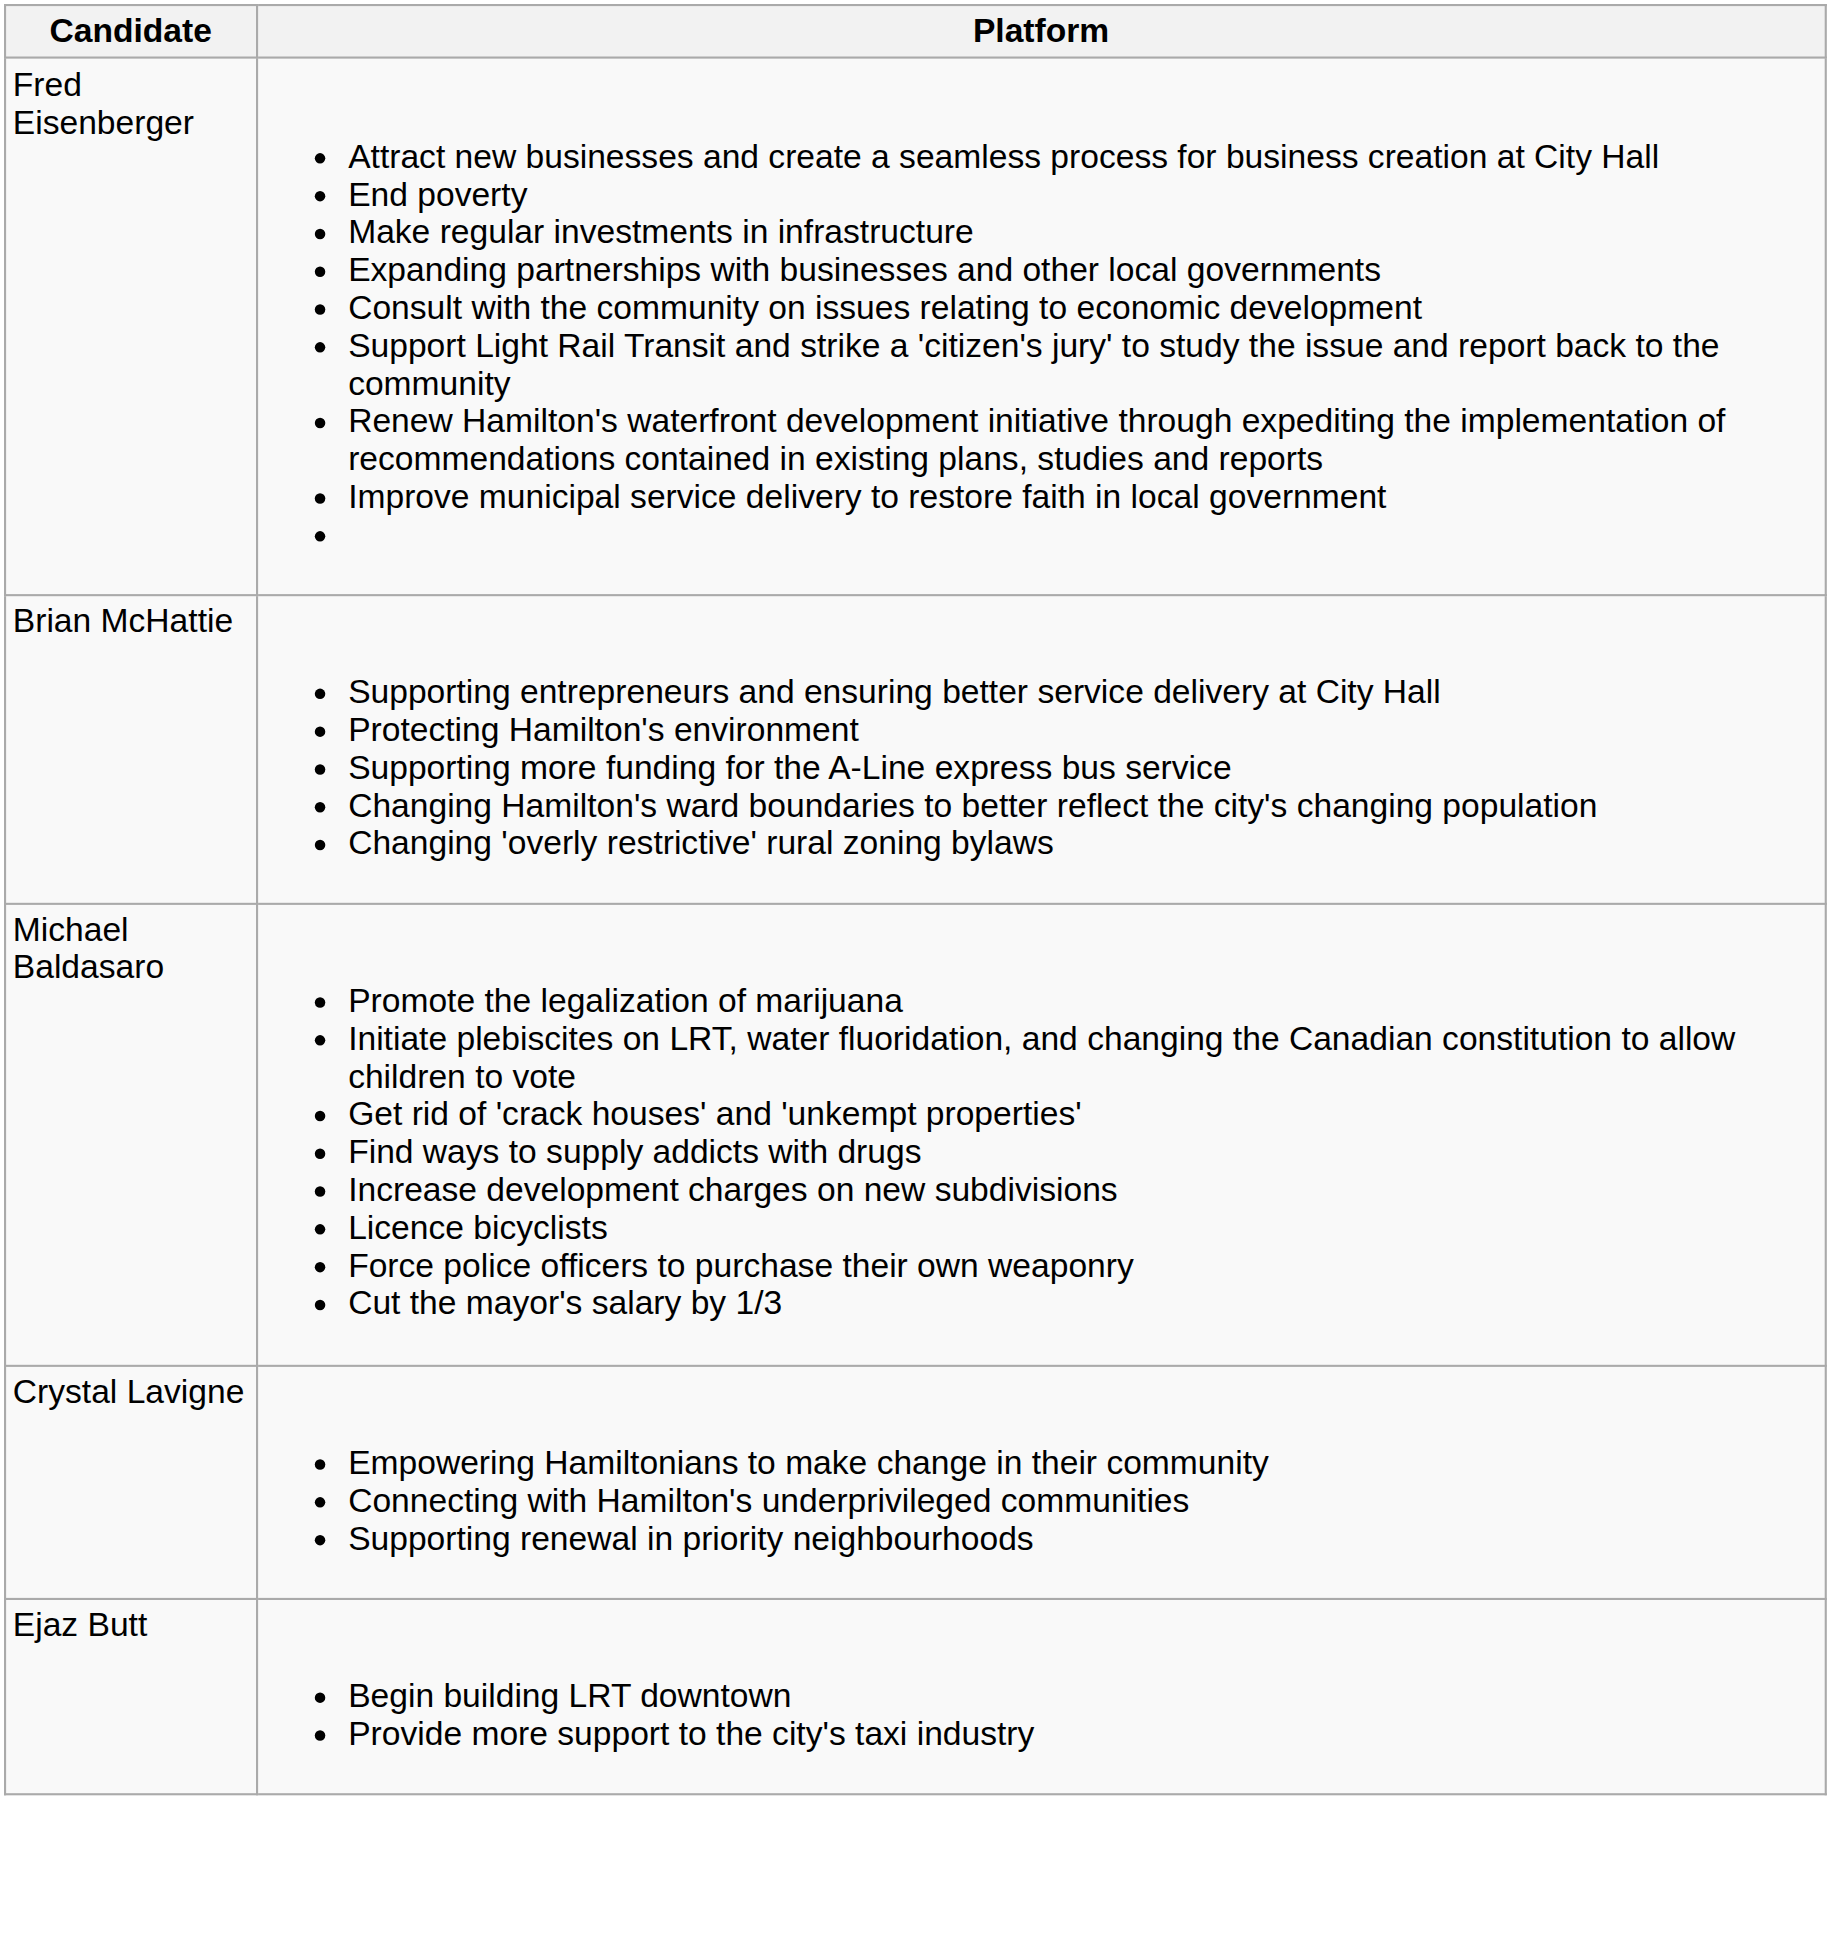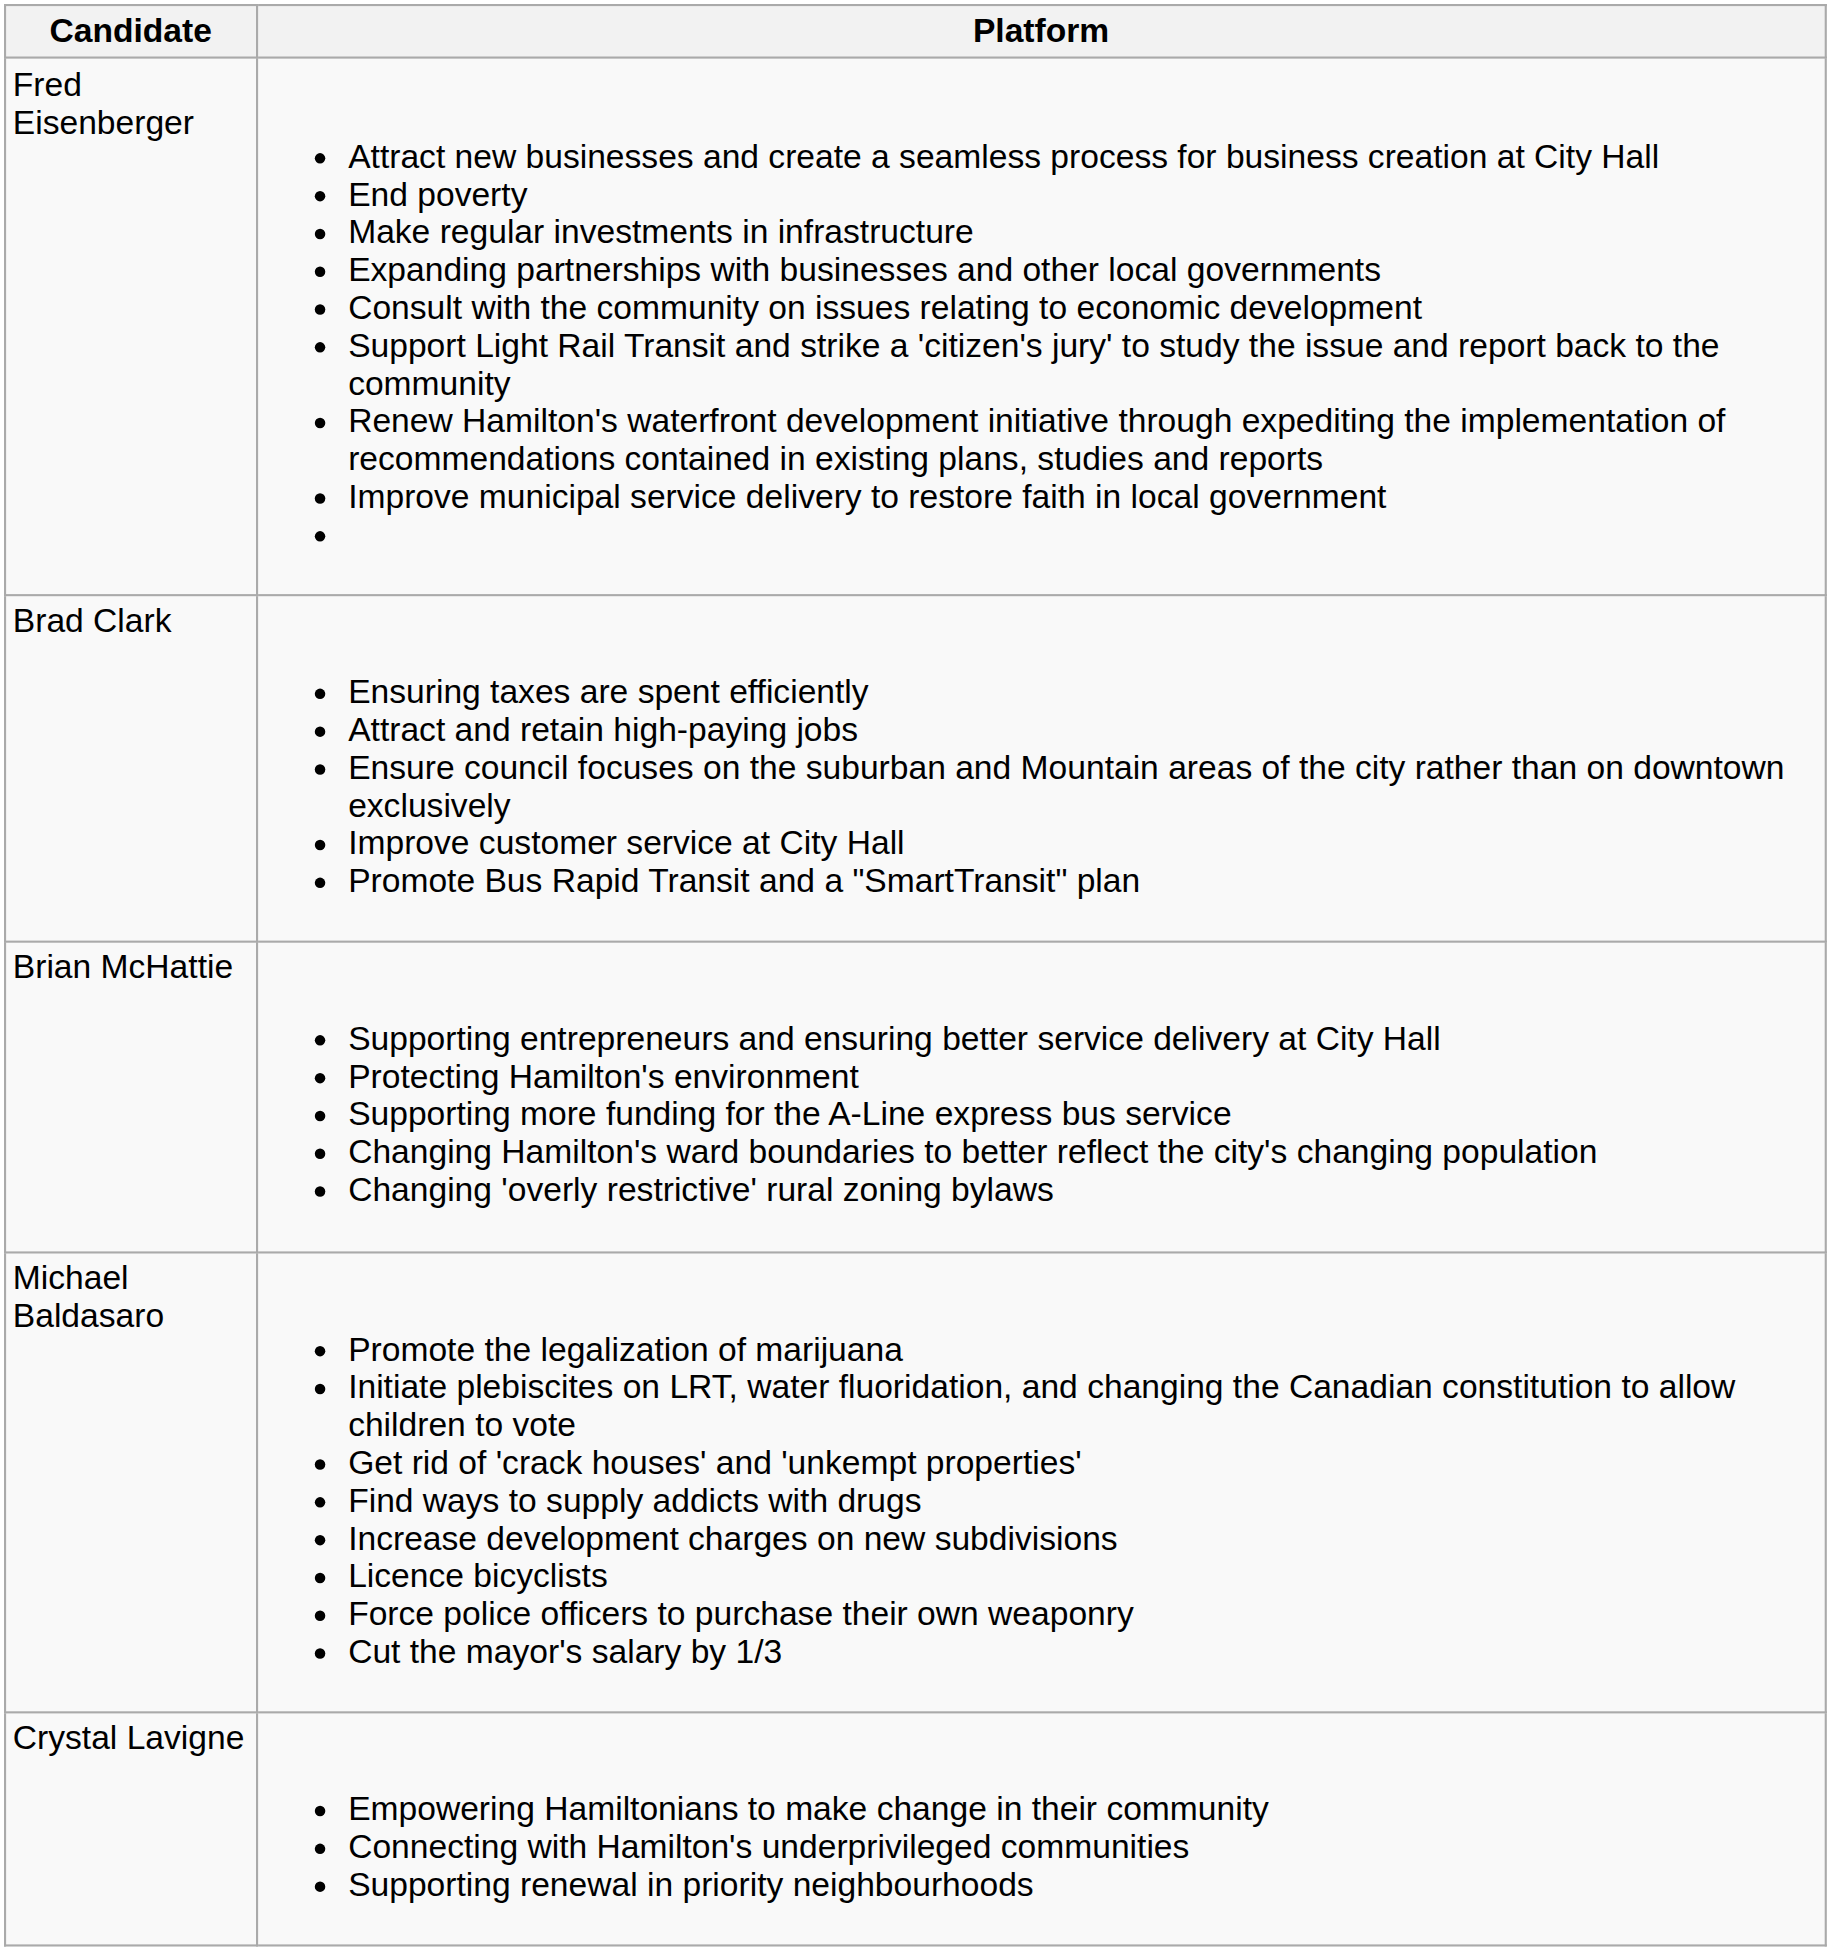+ row: (92, 620)
- row: (80, 1624)
